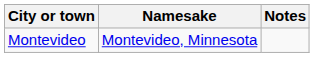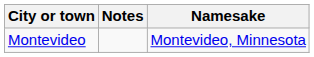columns swapped: (180, 16) <-> (285, 16)
